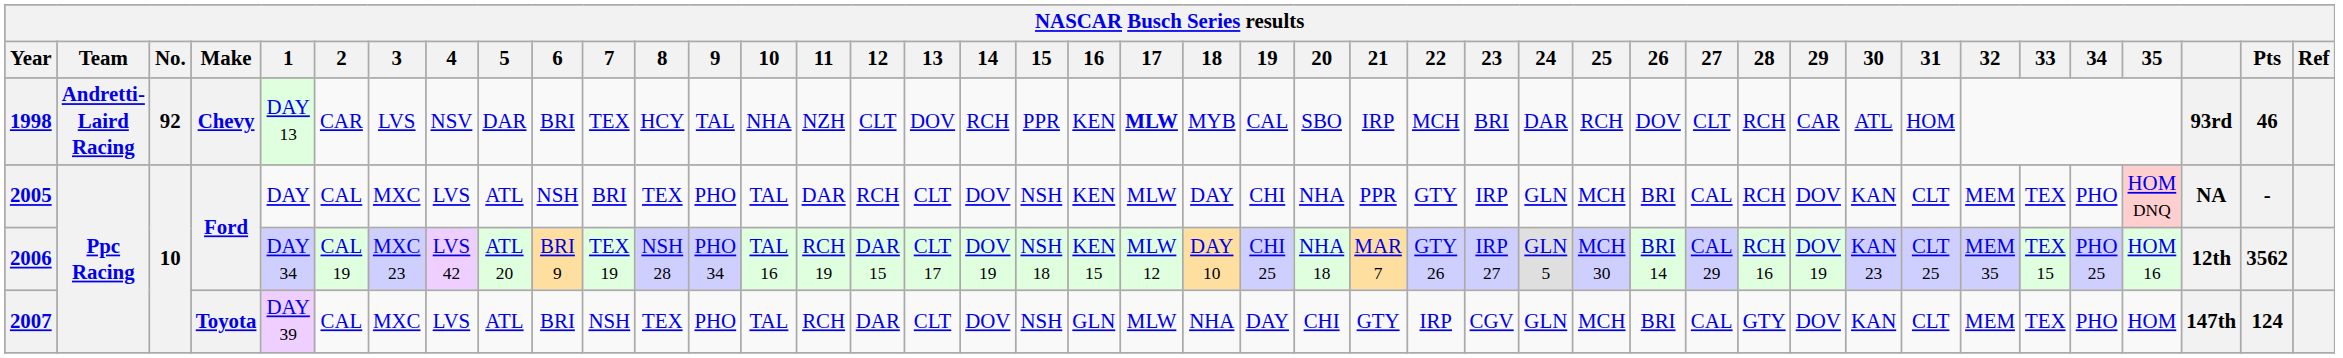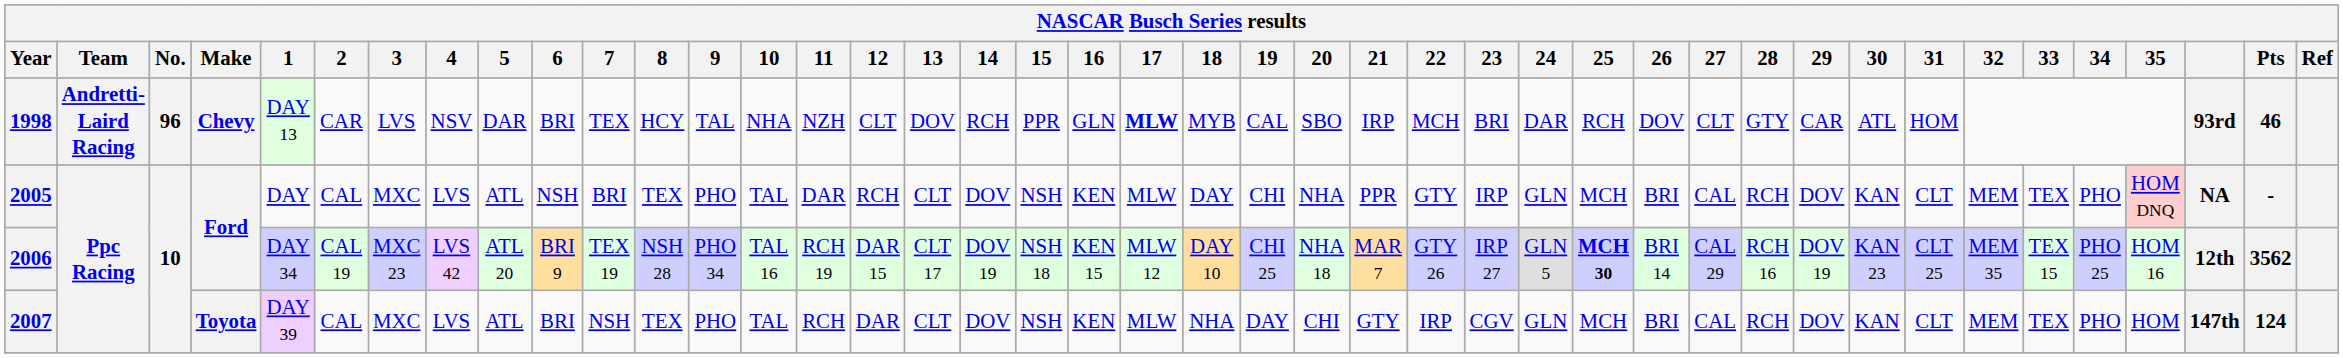(170, 120) 92 -> (170, 120) 96
(1094, 120) KEN -> (1094, 120) GLN
(1764, 120) RCH -> (1768, 120) GTY
(1602, 257) normal -> (1603, 258) bold
(1094, 320) GLN -> (1094, 320) KEN
(1764, 320) GTY -> (1768, 320) RCH
